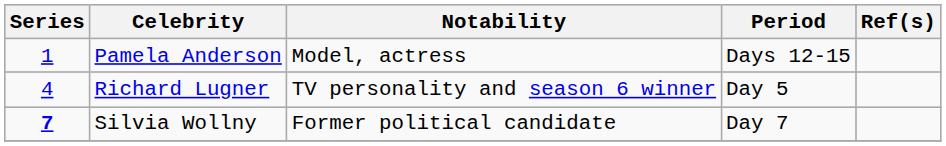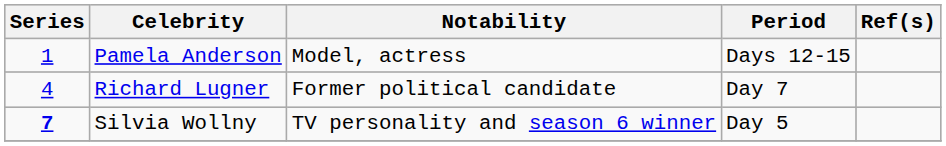(504, 90) TV personality and season 6 winner -> (454, 90) Former political candidate
(757, 90) Day 5 -> (757, 90) Day 7
(454, 123) Former political candidate -> (504, 123) TV personality and season 6 winner
(757, 123) Day 7 -> (757, 123) Day 5
